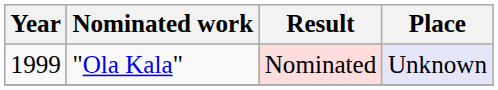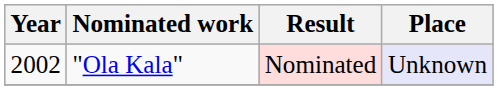(36, 64) 1999 -> (36, 64) 2002
